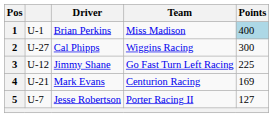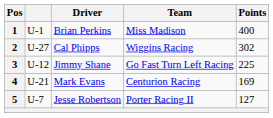(246, 30) lightblue background -> (246, 30) no background
(246, 47) 300 -> (246, 47) 302
